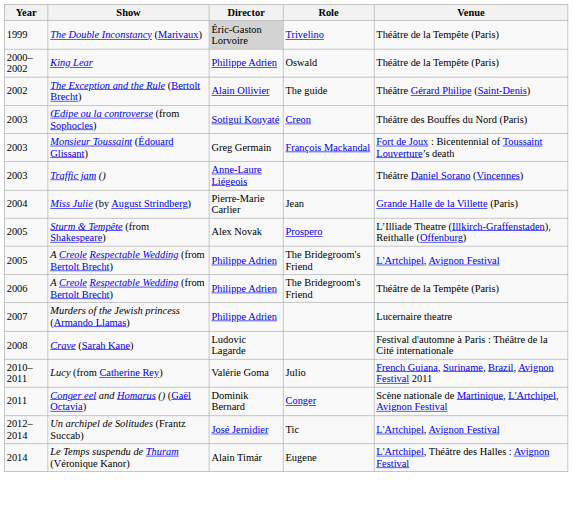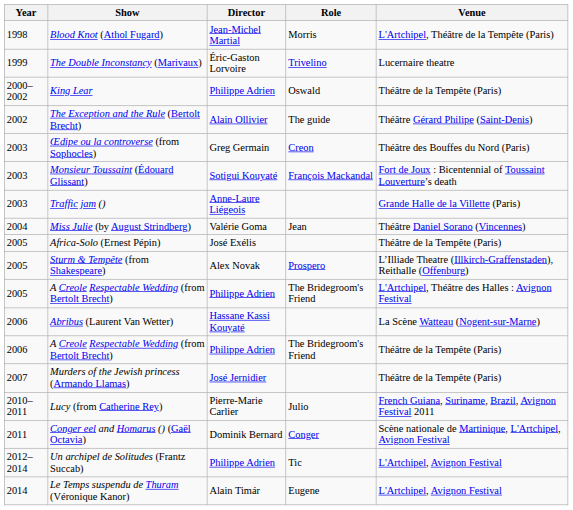+ row: (17, 35)
(237, 35) lightgrey background -> (235, 63) no background
(438, 35) Théâtre de la Tempête (Paris) -> (417, 63) Lucernaire theatre
(245, 119) Sotigui Kouyaté -> (239, 147) Greg Germain
(241, 147) Greg Germain -> (243, 176) Sotigui Kouyaté
(450, 176) Théâtre Daniel Sorano (Vincennes) -> (449, 204) Grande Halle de la Villette (Paris)
(238, 204) Pierre-Marie Carlier -> (238, 226) Valérie Goma
(447, 204) Grande Halle de la Villette (Paris) -> (452, 226) Théâtre Daniel Sorano (Vincennes)
+ row: (17, 243)
(438, 260) L'Artchipel, Avignon Festival -> (465, 293) L'Artchipel, Théâtre des Halles : Avignon Festival
+ row: (17, 321)
(244, 317) Philippe Adrien -> (238, 378) José Jernidier
(414, 317) Lucernaire theatre -> (440, 378) Théâtre de la Tempête (Paris)
- row: (17, 345)
(240, 373) Valérie Goma -> (236, 406) Pierre-Marie Carlier
(240, 429) José Jernidier -> (242, 462) Philippe Adrien
(463, 457) L'Artchipel, Théâtre des Halles : Avignon Festival -> (440, 490) L'Artchipel, Avignon Festival
